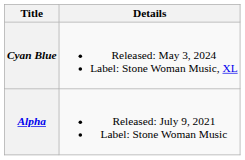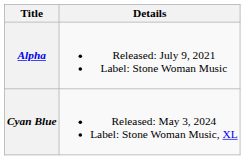rows swapped: (32, 121) <-> (32, 55)
